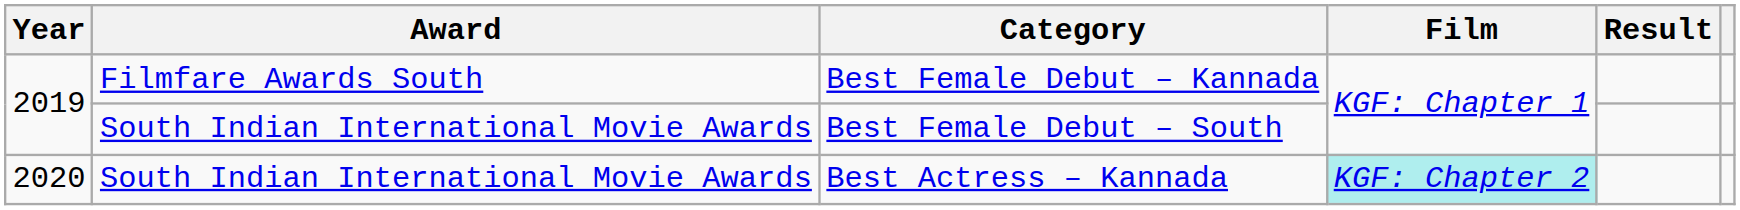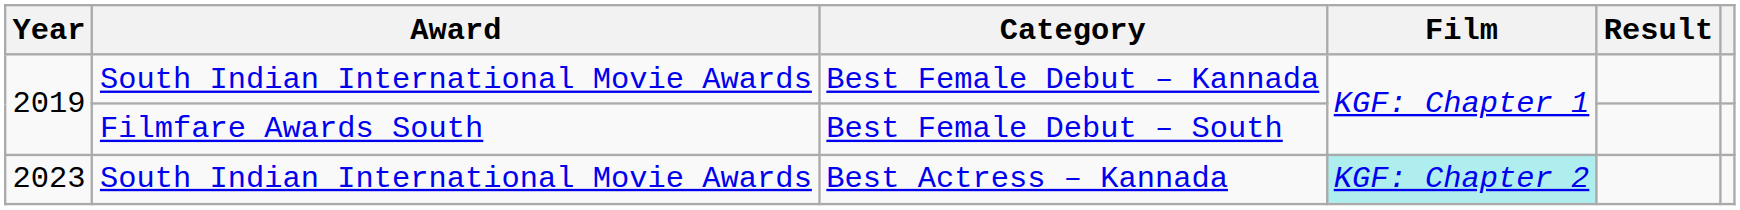(292, 80) Filmfare Awards South -> (456, 80) South Indian International Movie Awards
(456, 129) South Indian International Movie Awards -> (292, 129) Filmfare Awards South
(49, 179) 2020 -> (49, 179) 2023
